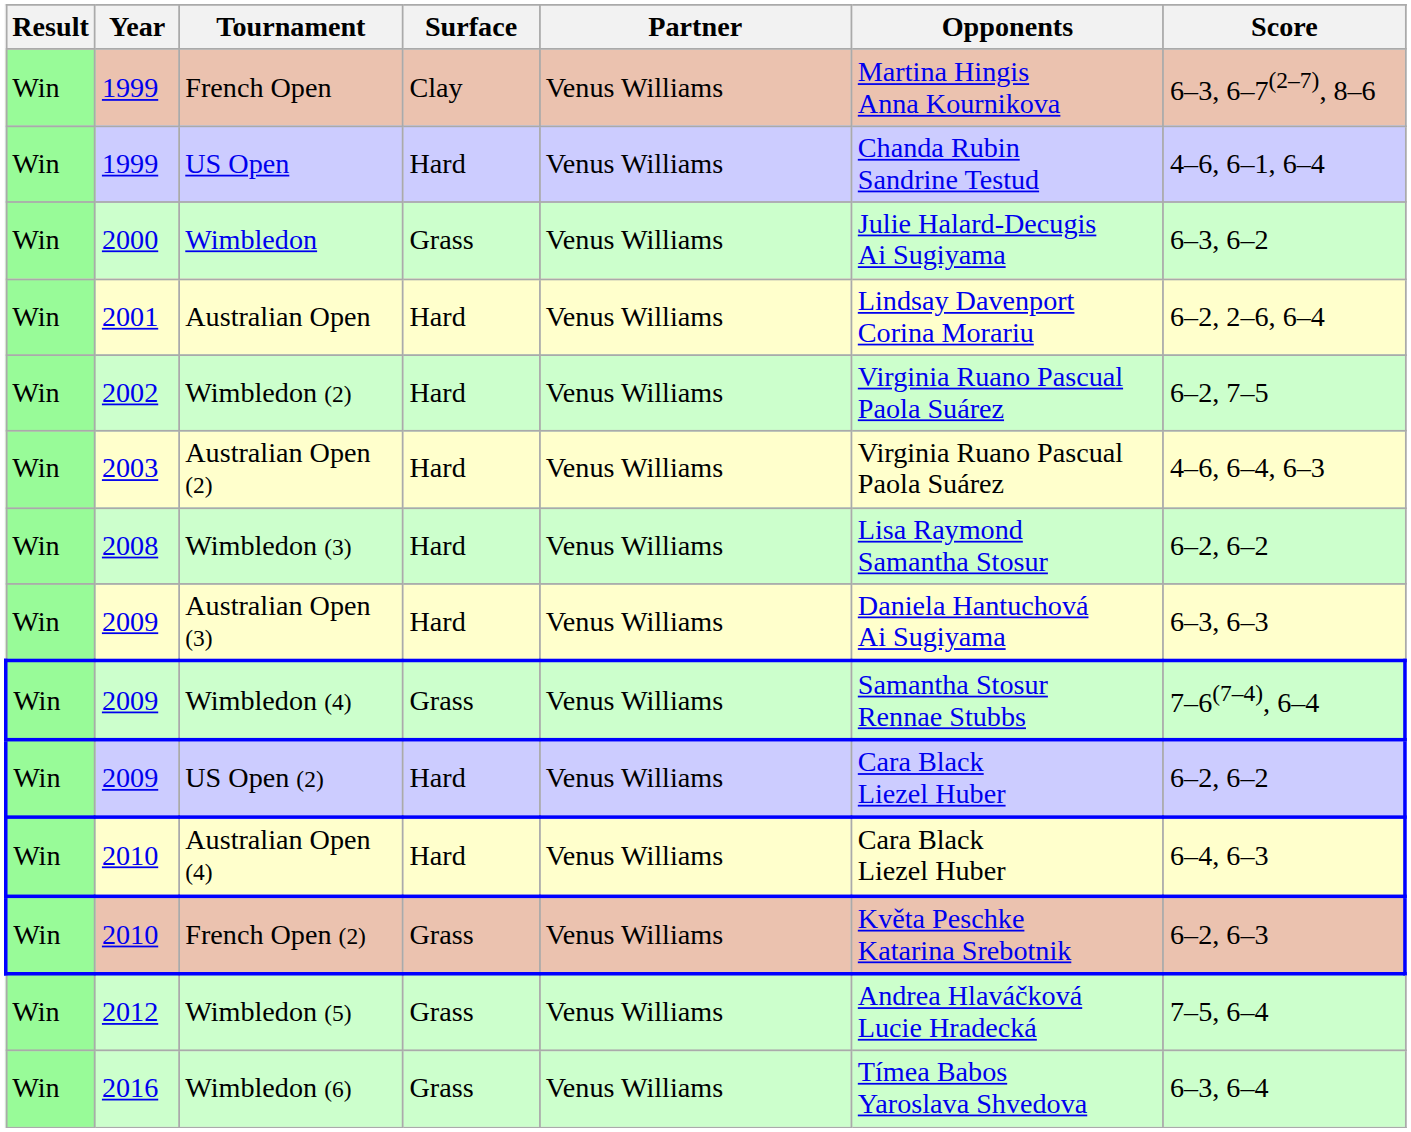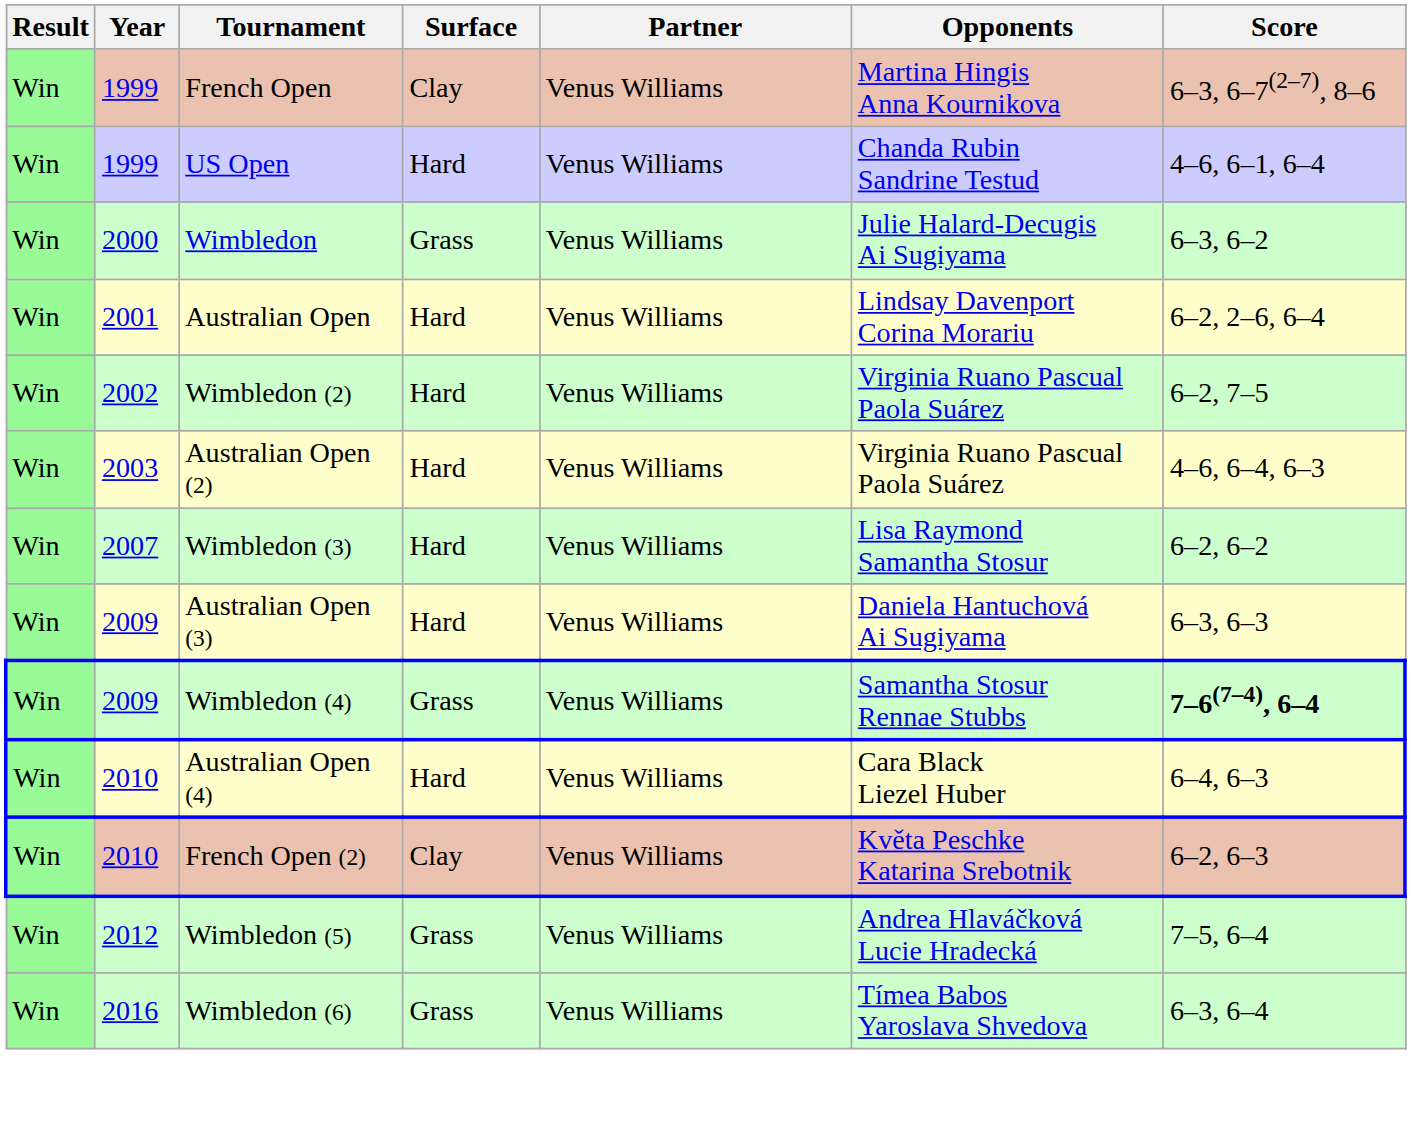(130, 545) 2008 -> (130, 545) 2007
(1245, 699) normal -> (1245, 699) bold
- row: (254, 777)
(442, 934) Grass -> (436, 856) Clay
